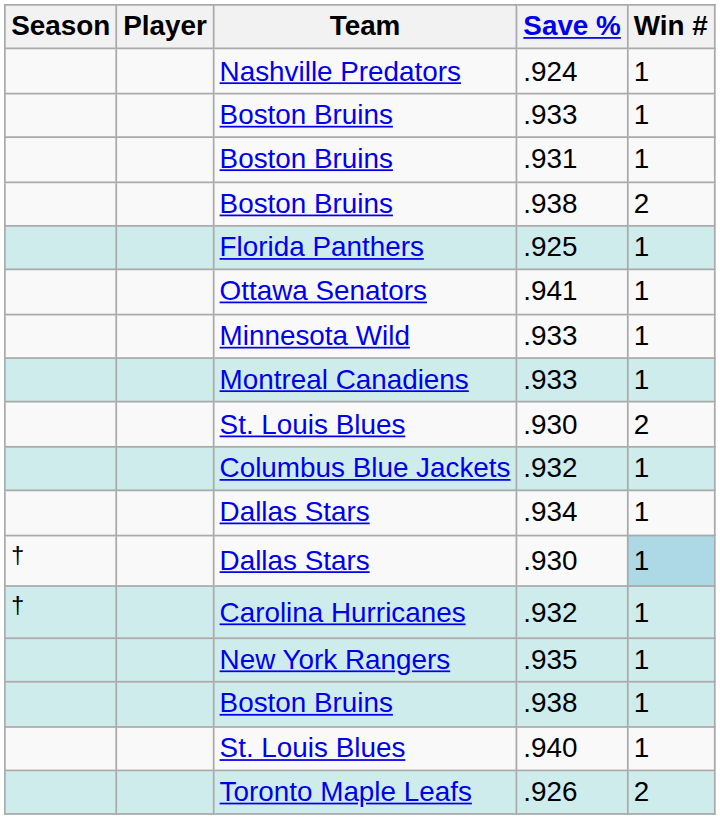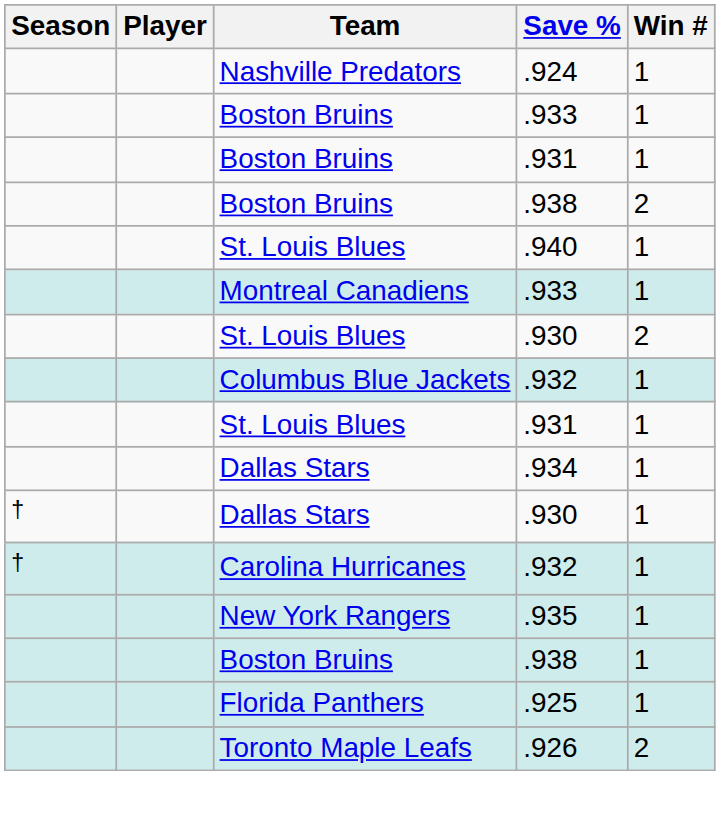rows swapped: (312, 748) <-> (322, 247)
- row: (323, 291)
- row: (315, 335)
+ row: (312, 423)
(641, 560) lightblue background -> (641, 516) no background
